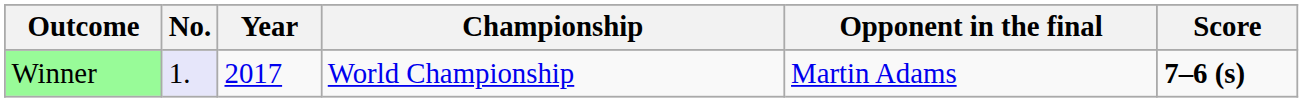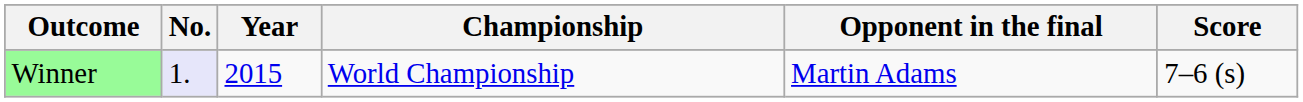(253, 73) 2017 -> (253, 73) 2015
(1205, 73) bold -> (1205, 73) normal
